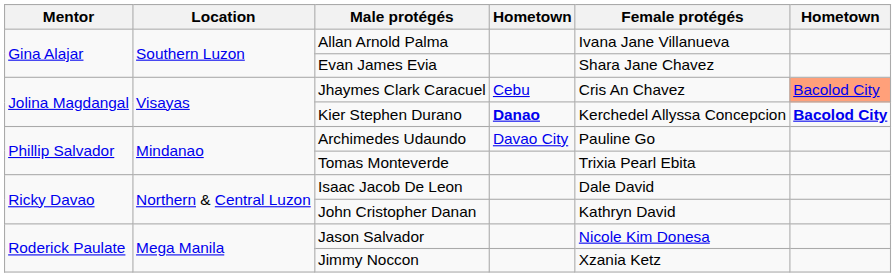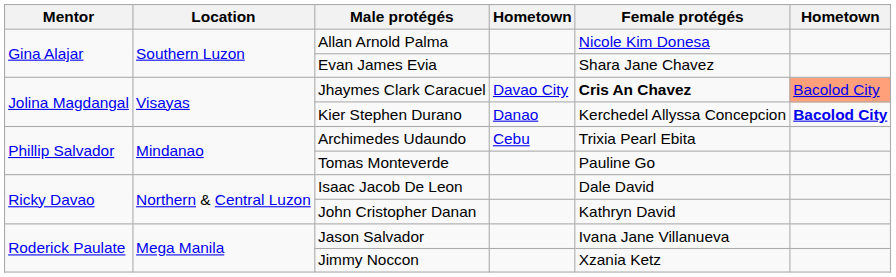(654, 41) Ivana Jane Villanueva -> (644, 41) Nicole Kim Donesa
(511, 90) Cebu -> (531, 90) Davao City
(632, 90) normal -> (635, 90) bold
(516, 114) bold -> (516, 114) normal
(531, 139) Davao City -> (511, 139) Cebu
(617, 139) Pauline Go -> (637, 139) Trixia Pearl Ebita
(637, 163) Trixia Pearl Ebita -> (617, 163) Pauline Go
(644, 236) Nicole Kim Donesa -> (654, 236) Ivana Jane Villanueva
